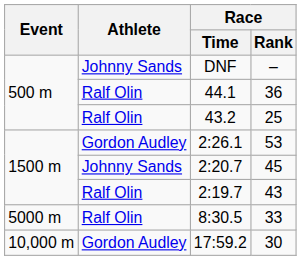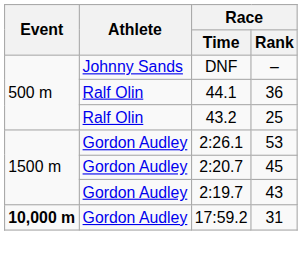(132, 168) Johnny Sands -> (135, 168) Gordon Audley
(112, 193) Ralf Olin -> (135, 193) Gordon Audley
- row: (220, 218)
(41, 243) normal -> (42, 218) bold
(273, 243) 30 -> (274, 218) 31
